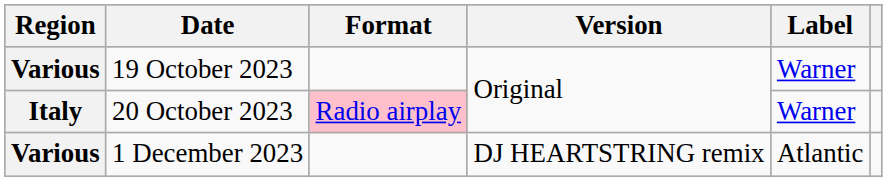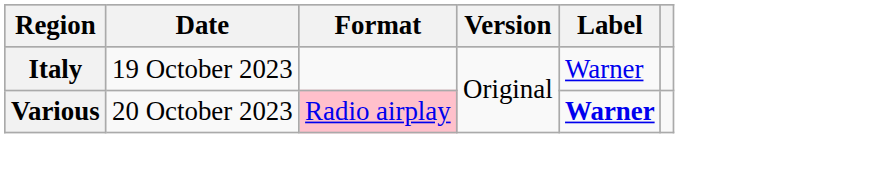(55, 68) Various -> (55, 68) Italy
(55, 111) Italy -> (55, 111) Various
(816, 111) normal -> (610, 111) bold
- row: (208, 153)
